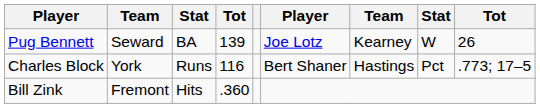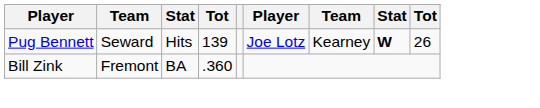(186, 41) BA -> (179, 41) Hits
(429, 41) normal -> (385, 41) bold
- row: (56, 66)
(189, 90) Hits -> (176, 66) BA
